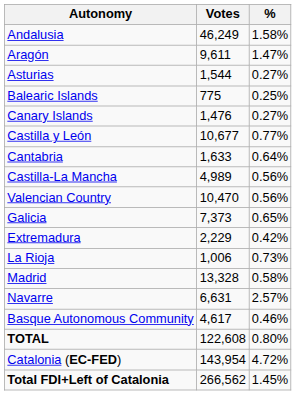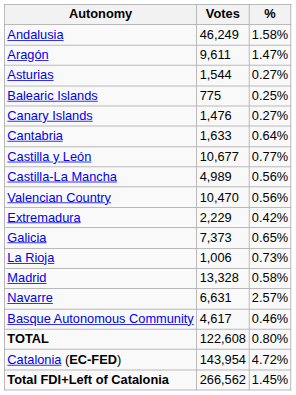rows swapped: (35, 156) <-> (49, 136)
rows swapped: (44, 237) <-> (27, 217)
